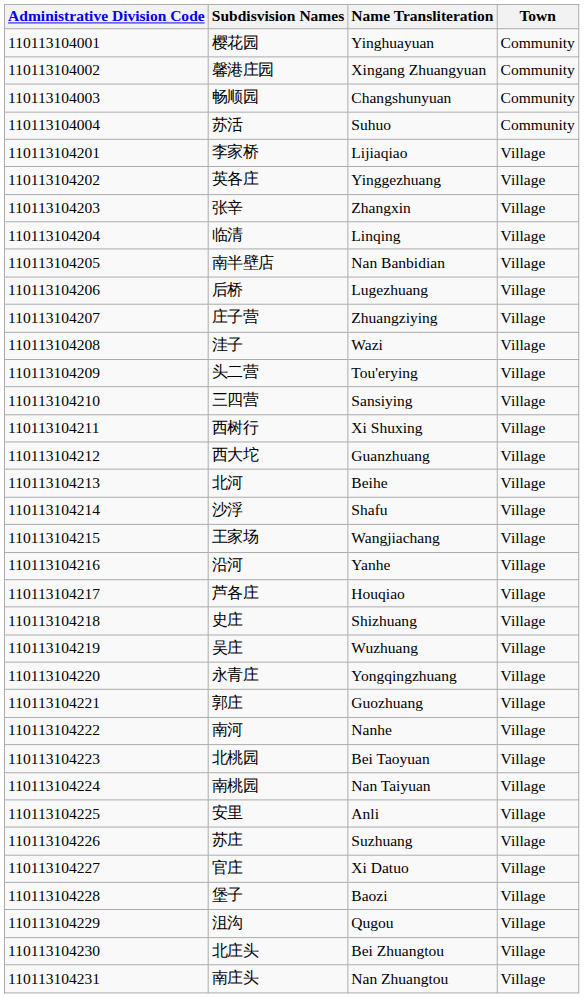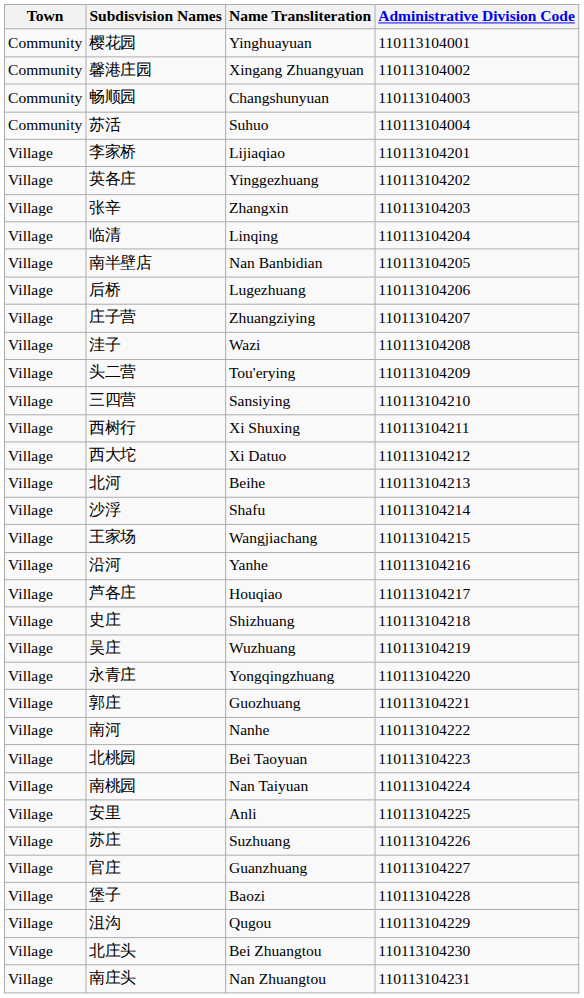columns swapped: (106, 16) <-> (538, 16)
(391, 455) Guanzhuang -> (258, 455) Xi Datuo
(380, 868) Xi Datuo -> (268, 868) Guanzhuang
